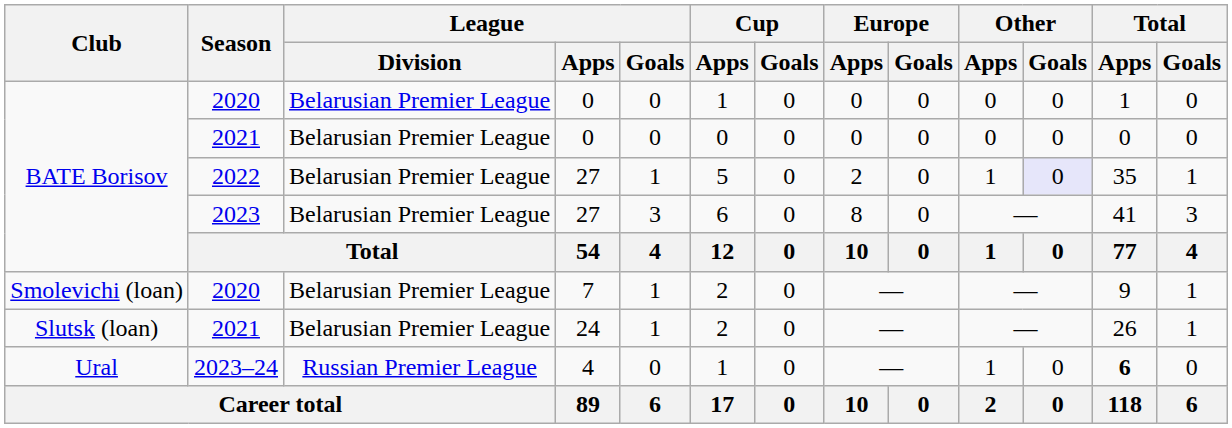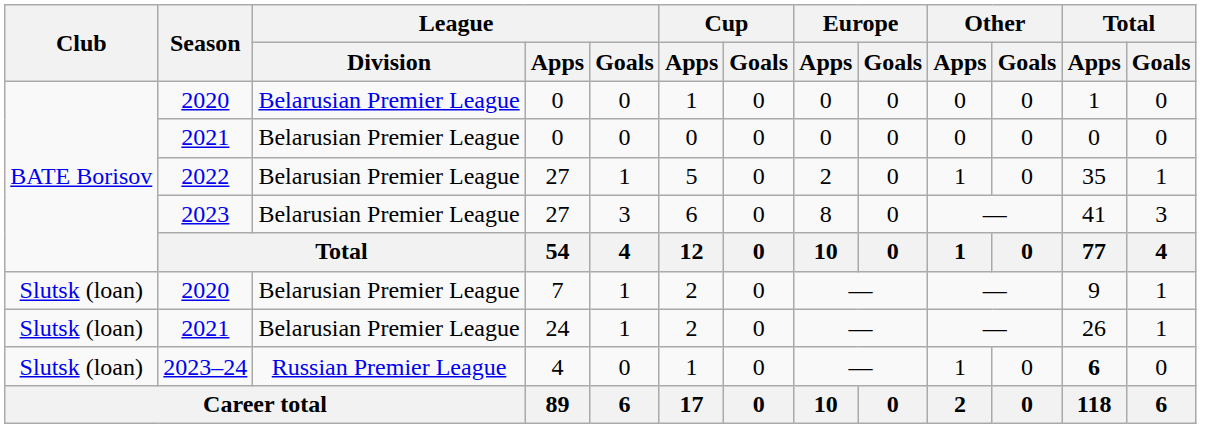(1058, 175) lavender background -> (1027, 175) no background
(97, 289) Smolevichi (loan) -> (81, 289) Slutsk (loan)
(97, 366) Ural -> (81, 366) Slutsk (loan)
